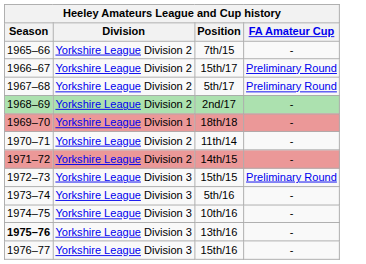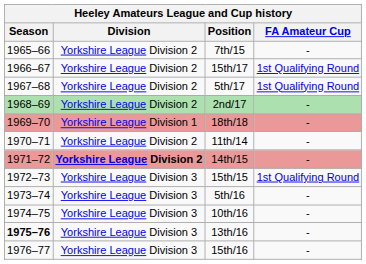(291, 68) Preliminary Round -> (308, 68) 1st Qualifying Round
(291, 86) Preliminary Round -> (308, 86) 1st Qualifying Round
(124, 159) normal -> (129, 159) bold
(291, 177) Preliminary Round -> (308, 177) 1st Qualifying Round
